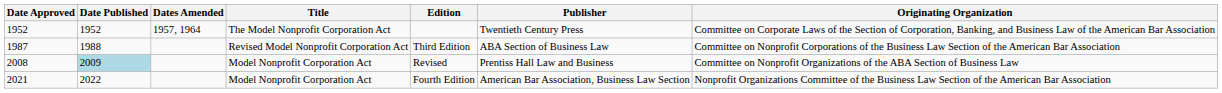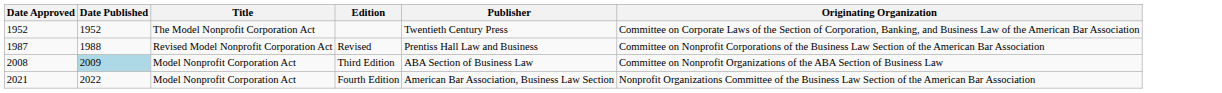- column: (188, 12)
(442, 46) Third Edition -> (354, 46) Revised
(544, 46) ABA Section of Business Law -> (471, 46) Prentiss Hall Law and Business
(430, 63) Revised -> (366, 63) Third Edition
(547, 63) Prentiss Hall Law and Business -> (469, 63) ABA Section of Business Law
